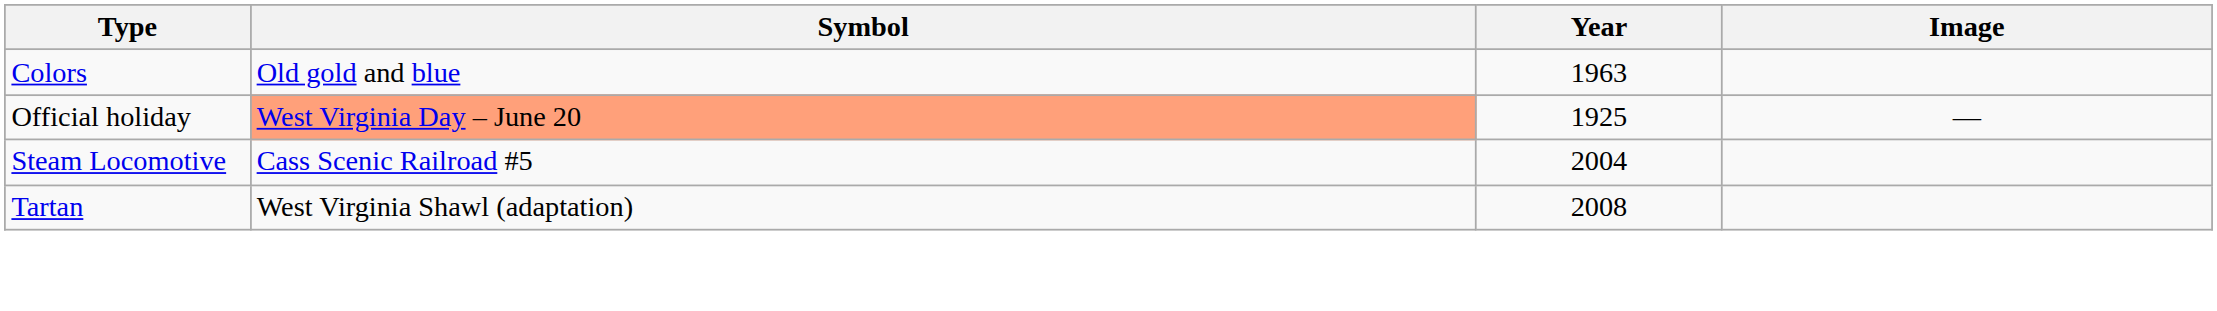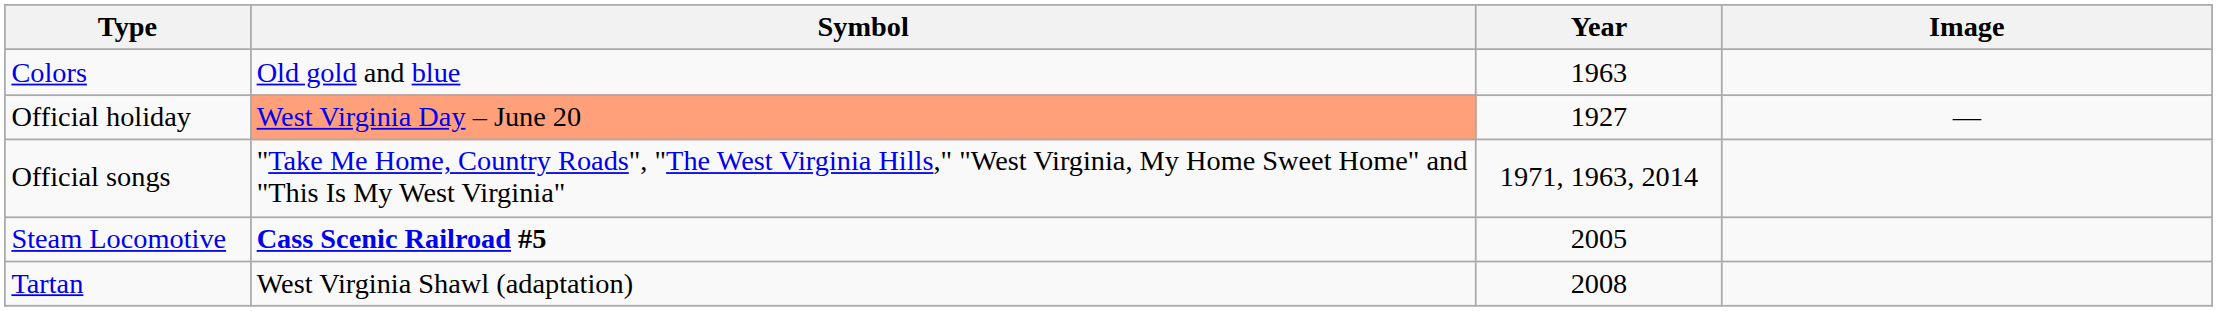(1599, 116) 1925 -> (1599, 116) 1927
+ row: (91, 177)
(395, 161) normal -> (402, 238) bold
(1599, 161) 2004 -> (1599, 238) 2005
